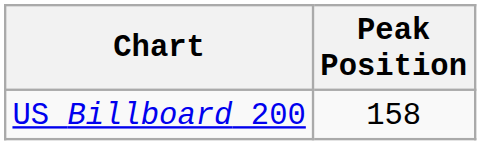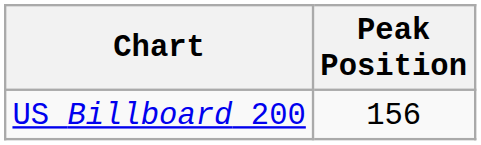(394, 115) 158 -> (394, 115) 156
